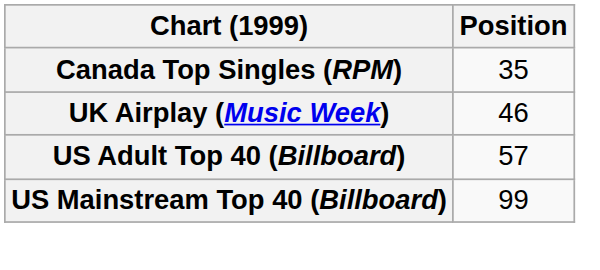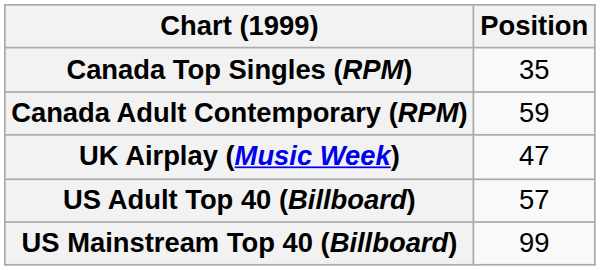+ row: (239, 112)
(514, 112) 46 -> (534, 156) 47
